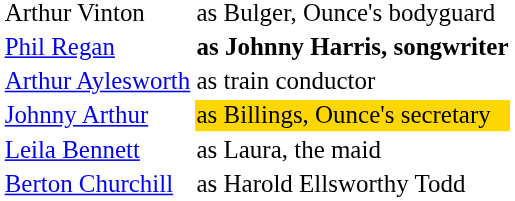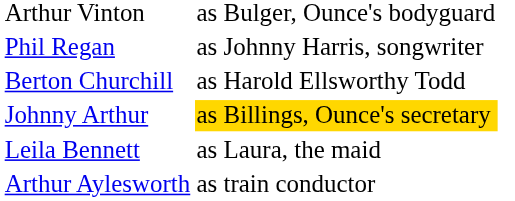(353, 46) bold -> (340, 46) normal
rows swapped: (97, 81) <-> (89, 184)
